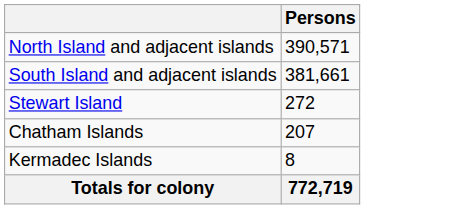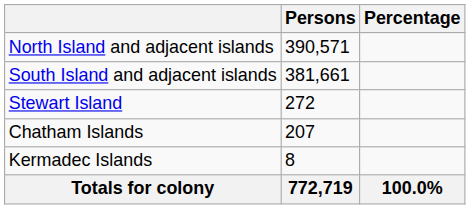+ column: (412, 18)
